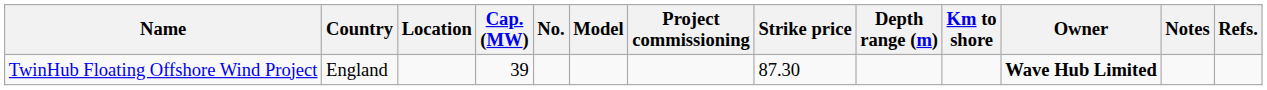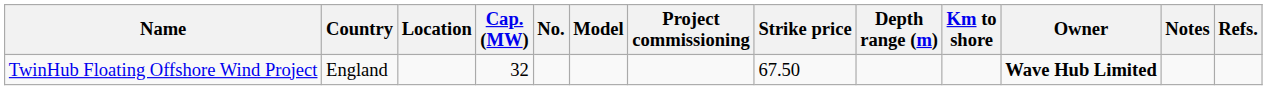(519, 69) 39 -> (519, 69) 32
(779, 69) 87.30 -> (779, 69) 67.50
